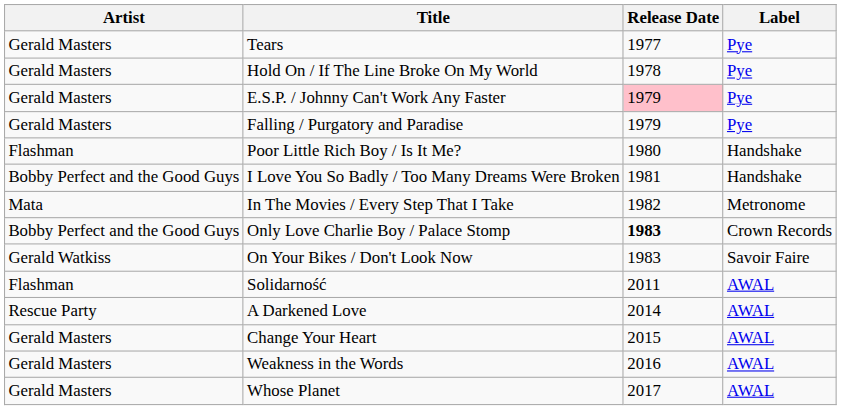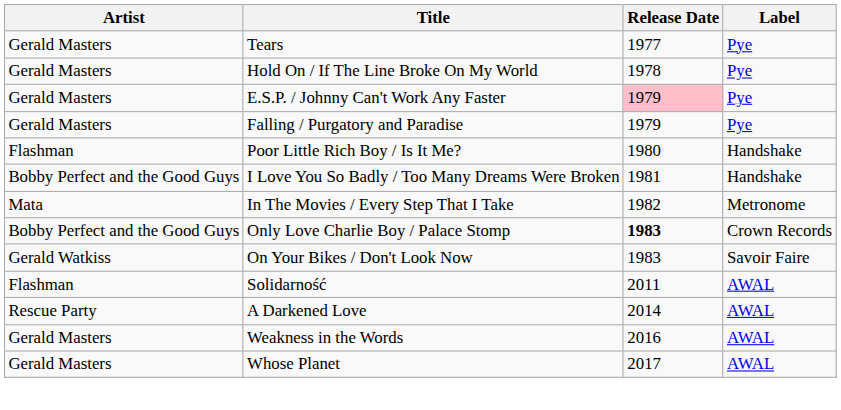- row: (312, 337)
